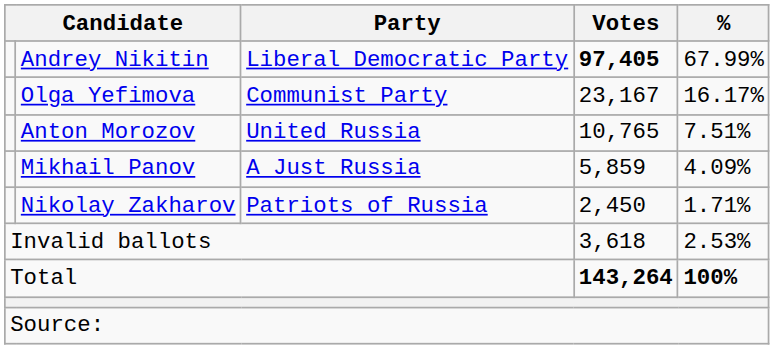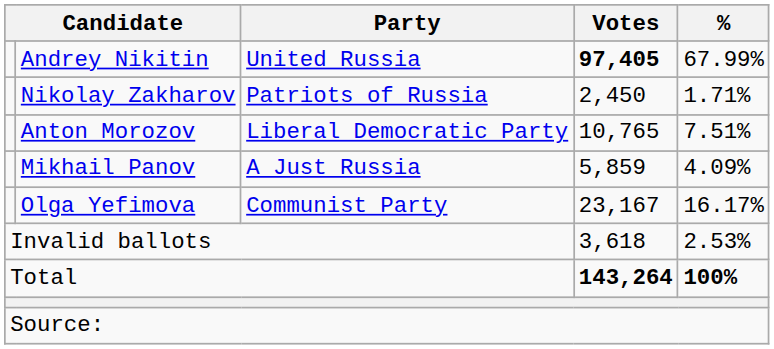(407, 60) Liberal Democratic Party -> (333, 60) United Russia
rows swapped: (108, 96) <-> (128, 205)
(333, 132) United Russia -> (407, 132) Liberal Democratic Party
